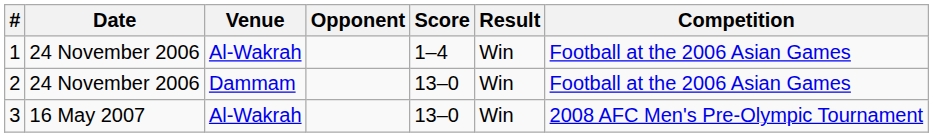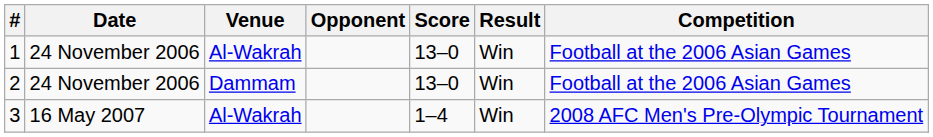(431, 52) 1–4 -> (437, 52) 13–0
(437, 115) 13–0 -> (431, 115) 1–4
